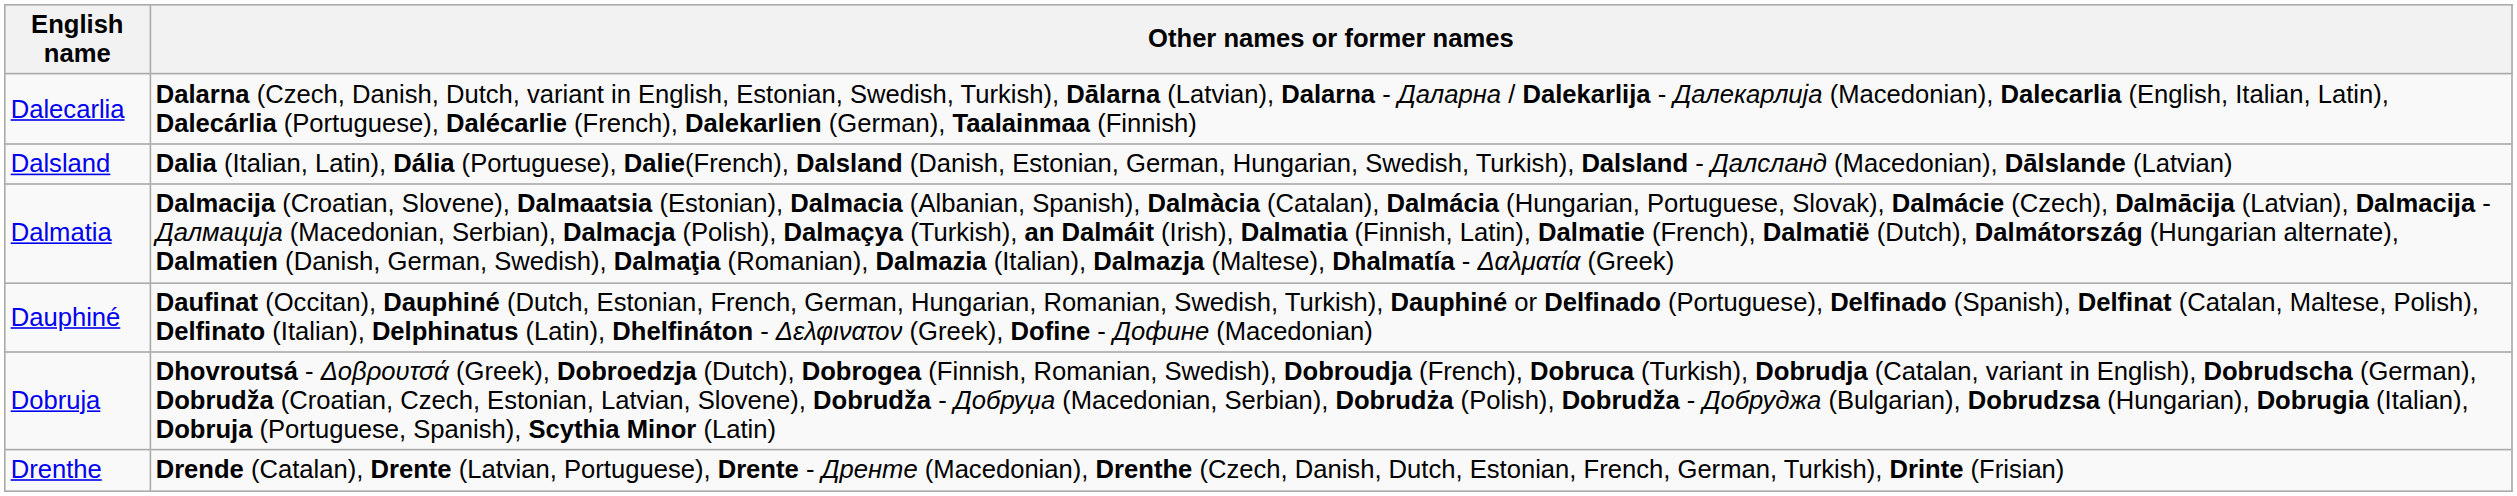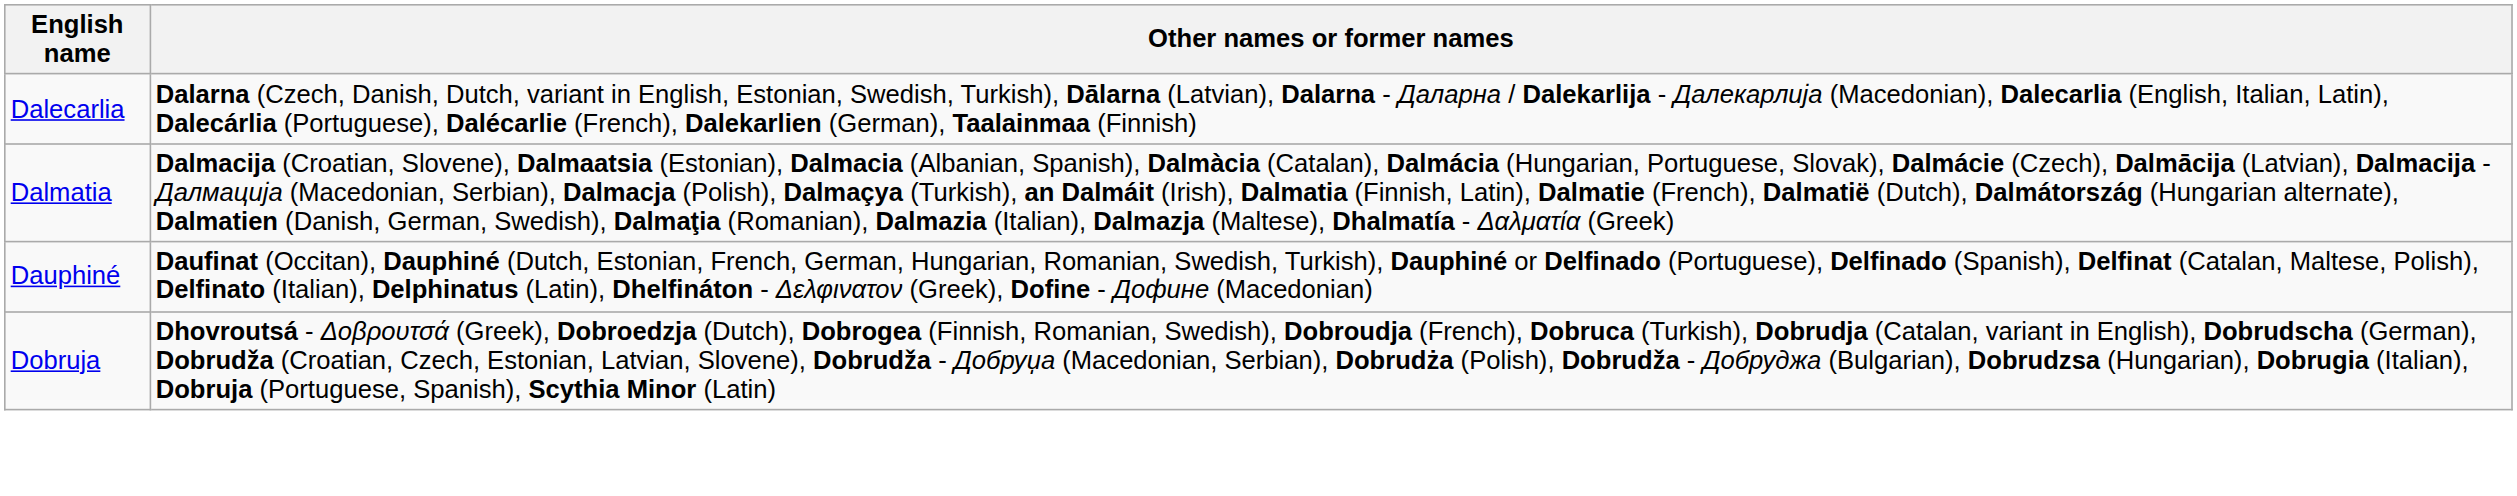- row: (61, 163)
- row: (56, 470)
